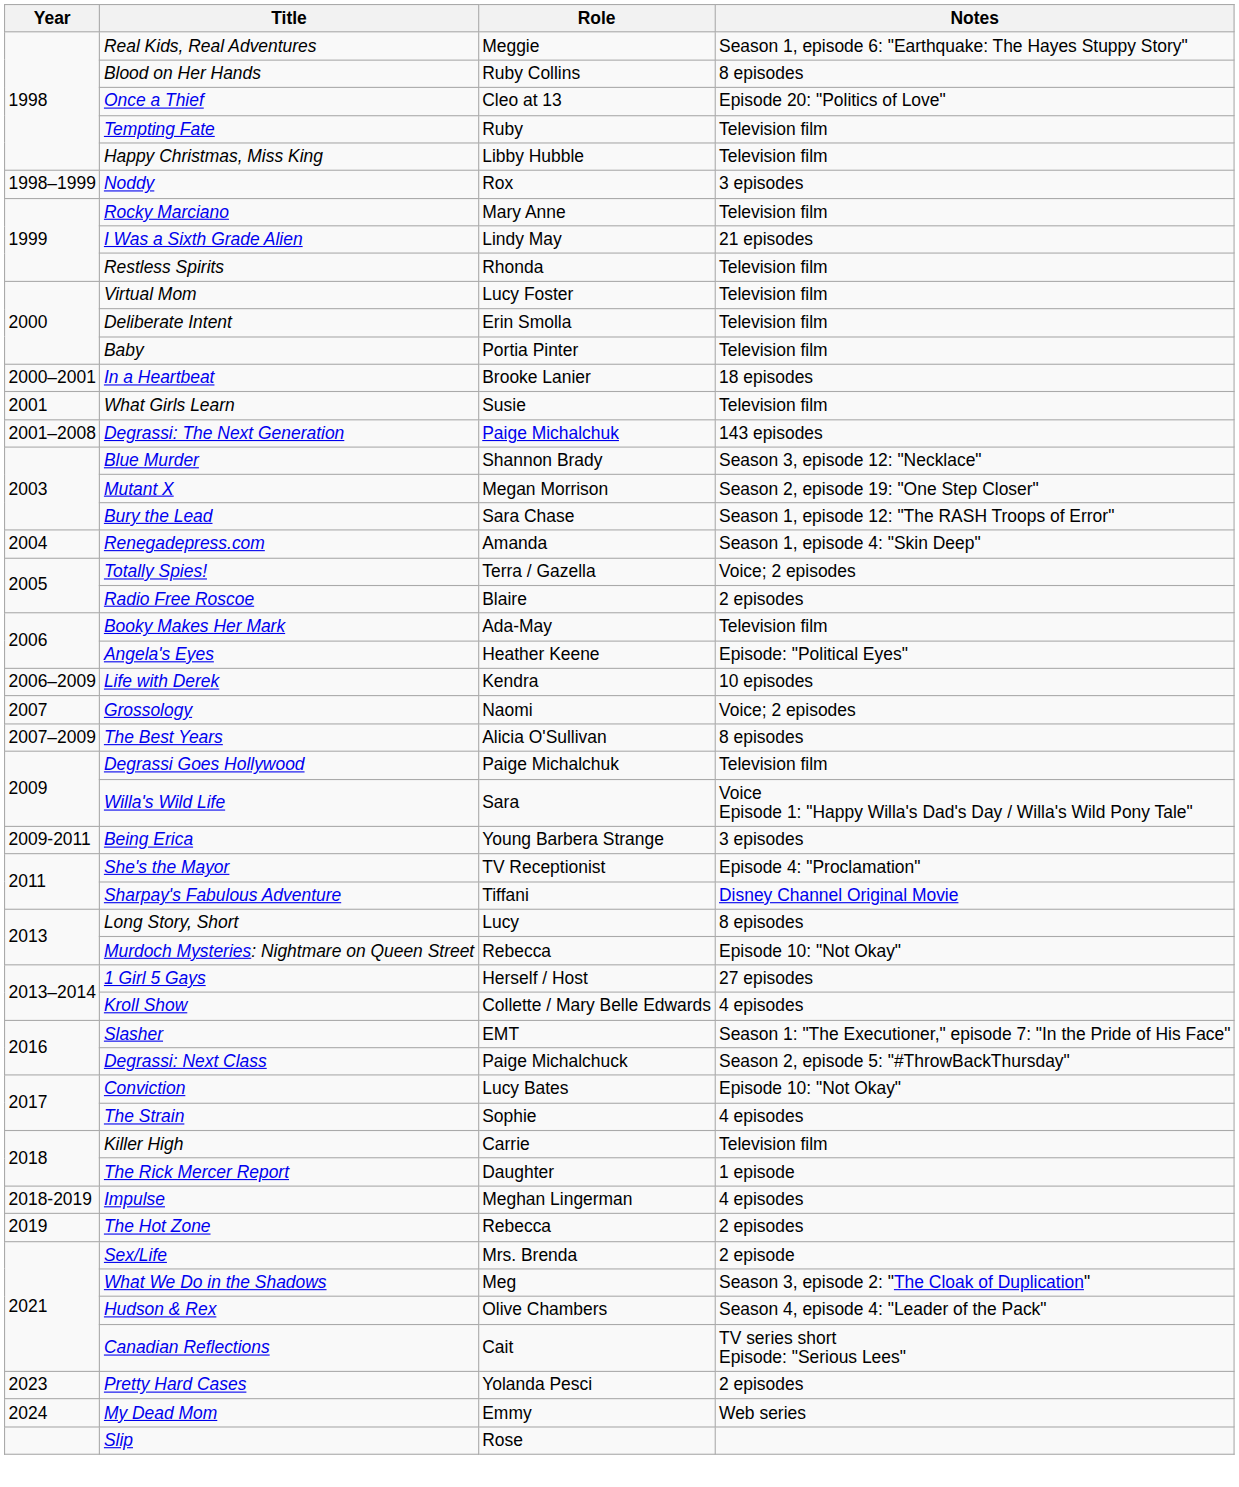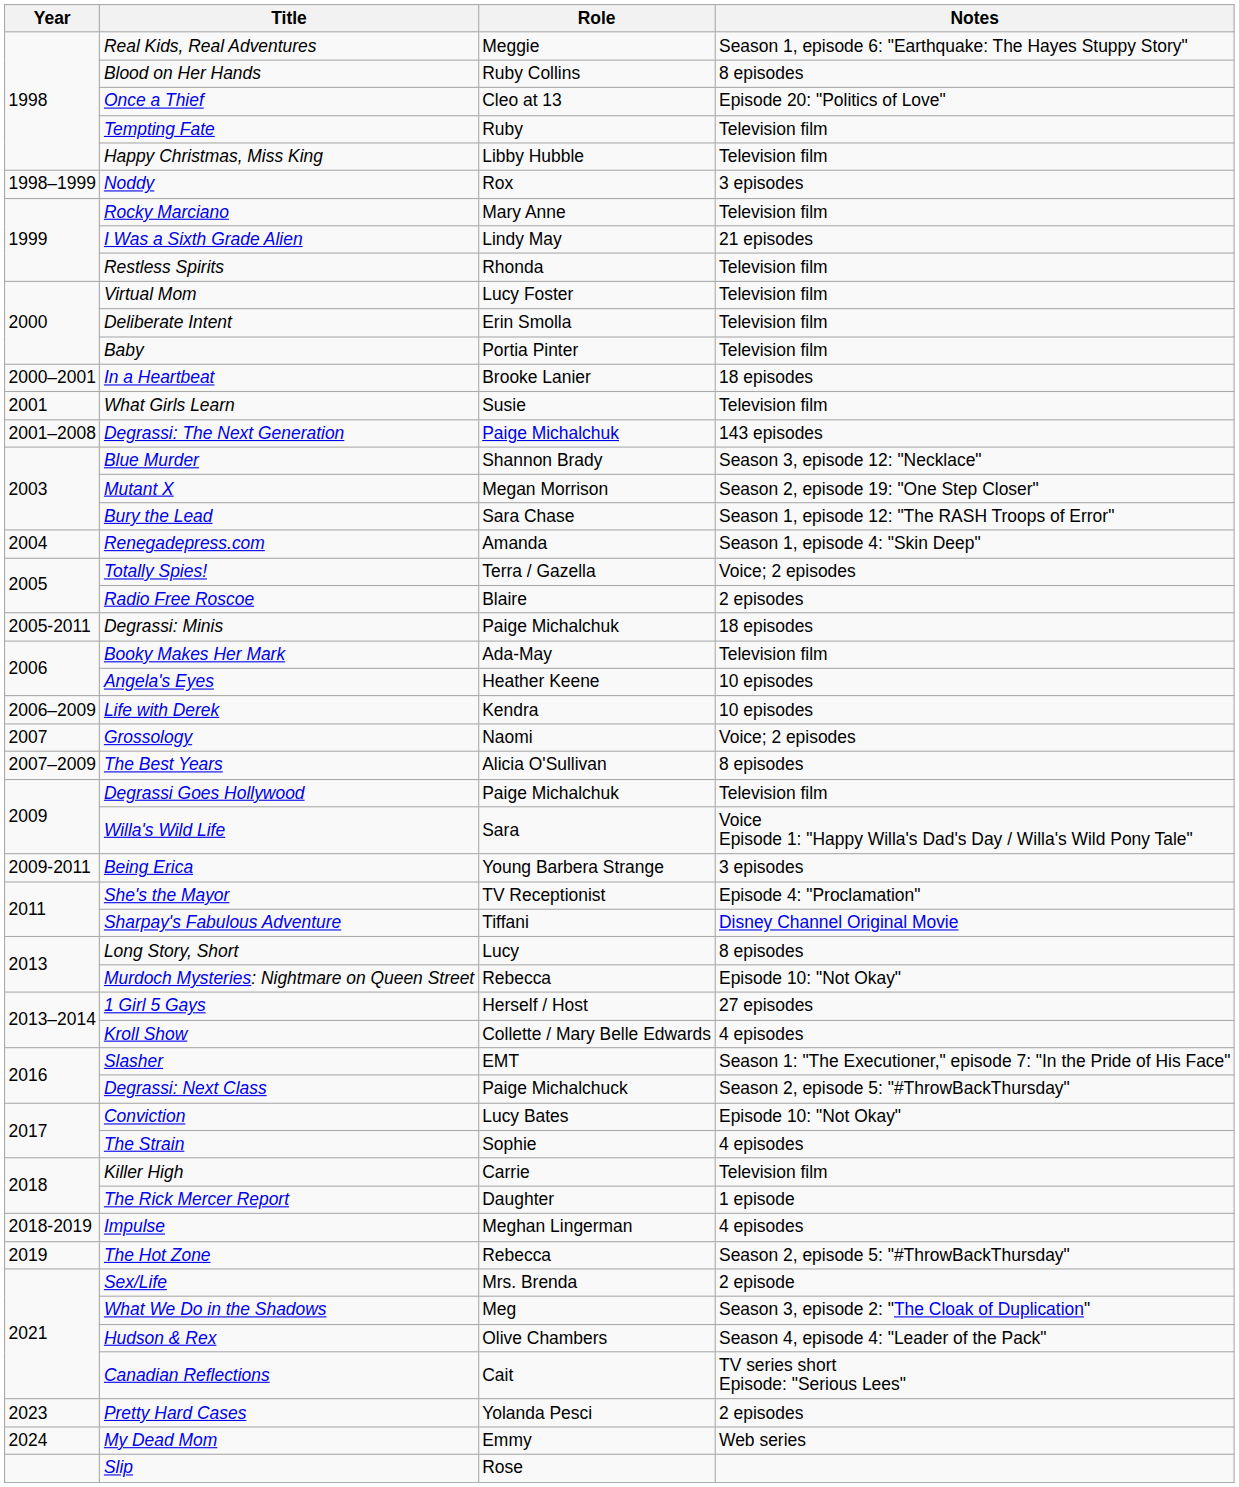+ row: (164, 626)
(813, 654) Episode: "Political Eyes" -> (766, 682) 10 episodes
(761, 1227) 2 episodes -> (894, 1254) Season 2, episode 5: "#ThrowBackThursday"
